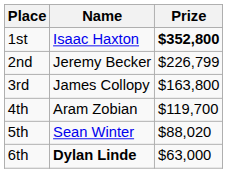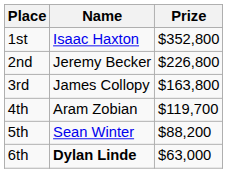(189, 39) bold -> (189, 39) normal
(189, 62) $226,799 -> (189, 62) $226,800
(185, 132) $88,020 -> (185, 132) $88,200
